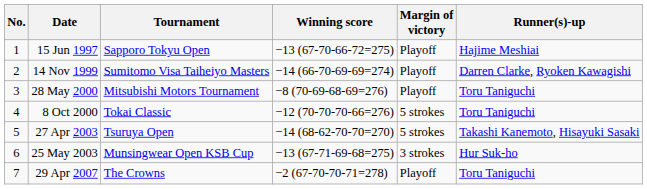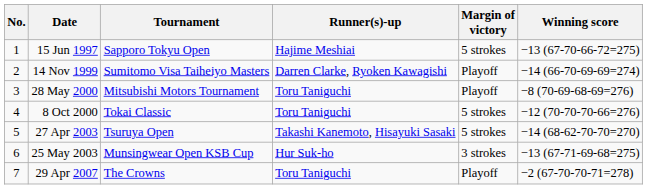columns swapped: (335, 22) <-> (549, 22)
(418, 50) Playoff -> (484, 50) 5 strokes
